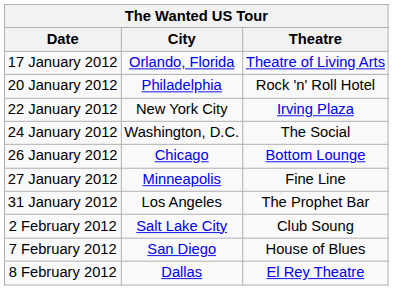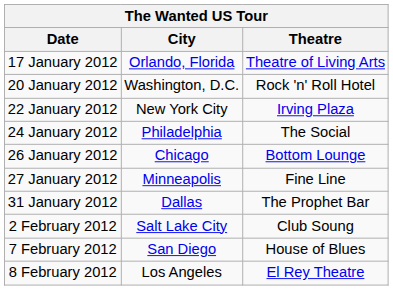(182, 86) Philadelphia -> (182, 86) Washington, D.C.
(182, 132) Washington, D.C. -> (182, 132) Philadelphia
(182, 202) Los Angeles -> (182, 202) Dallas
(182, 272) Dallas -> (182, 272) Los Angeles
